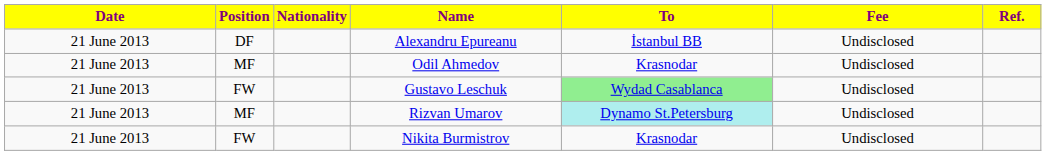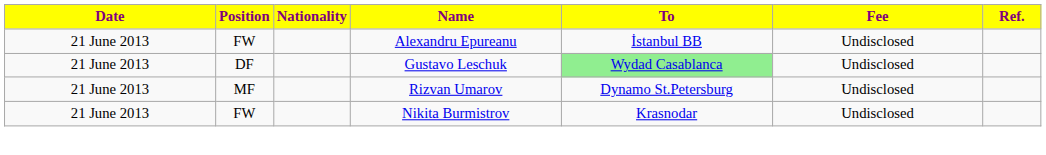(244, 41) DF -> (244, 41) FW
- row: (456, 65)
(244, 89) FW -> (244, 65) DF
(667, 113) paleturquoise background -> (667, 89) no background
